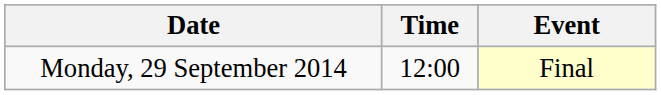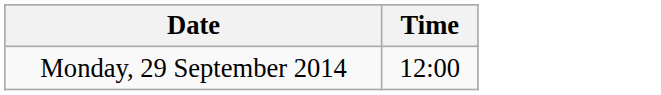- column: (567, 25)
